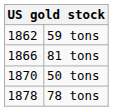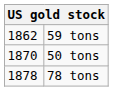- row: (73, 55)
